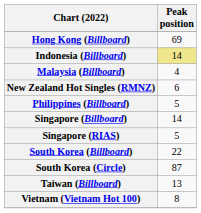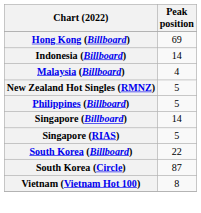(177, 55) khaki background -> (177, 55) no background
(177, 87) 6 -> (177, 87) 5
- row: (81, 183)
